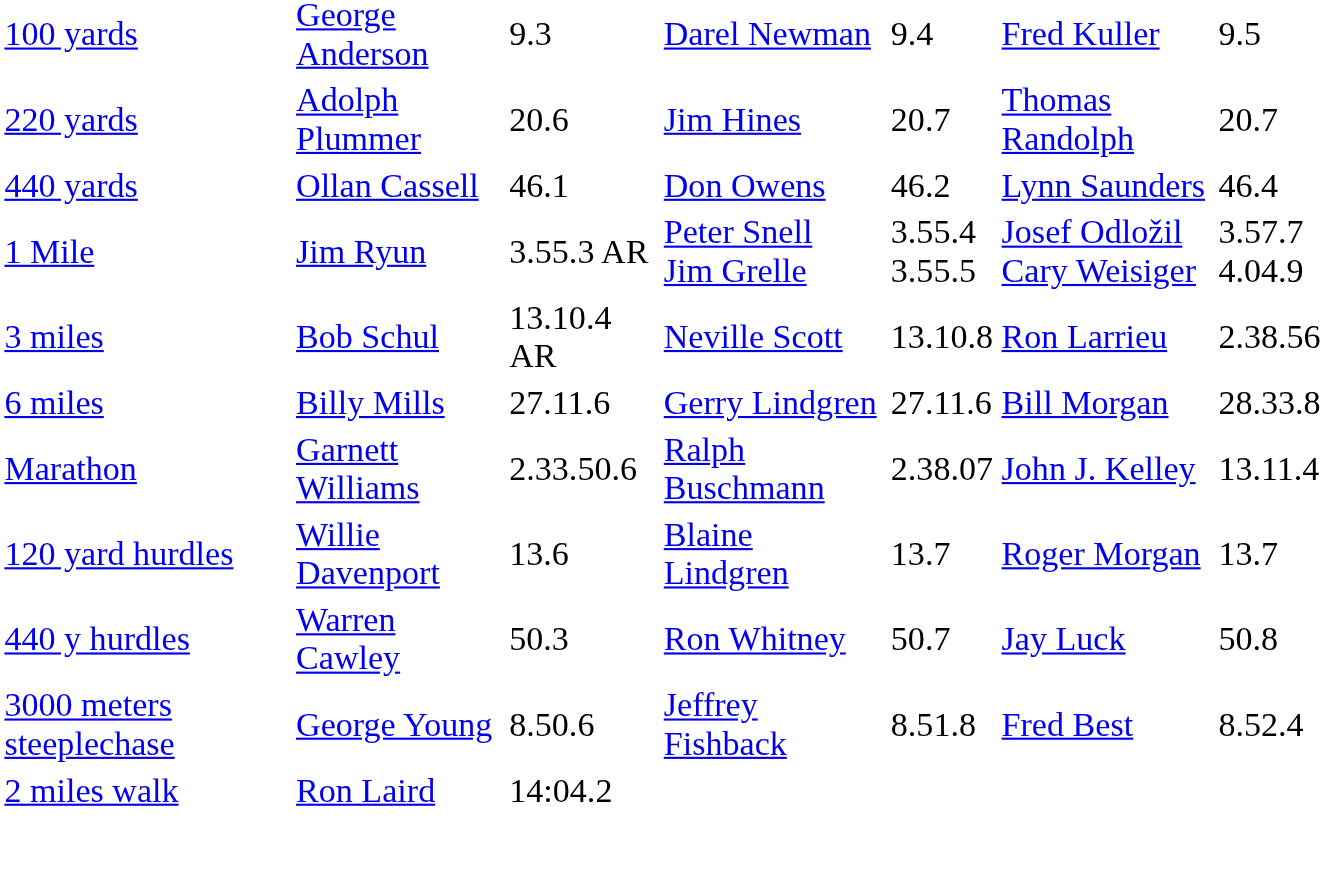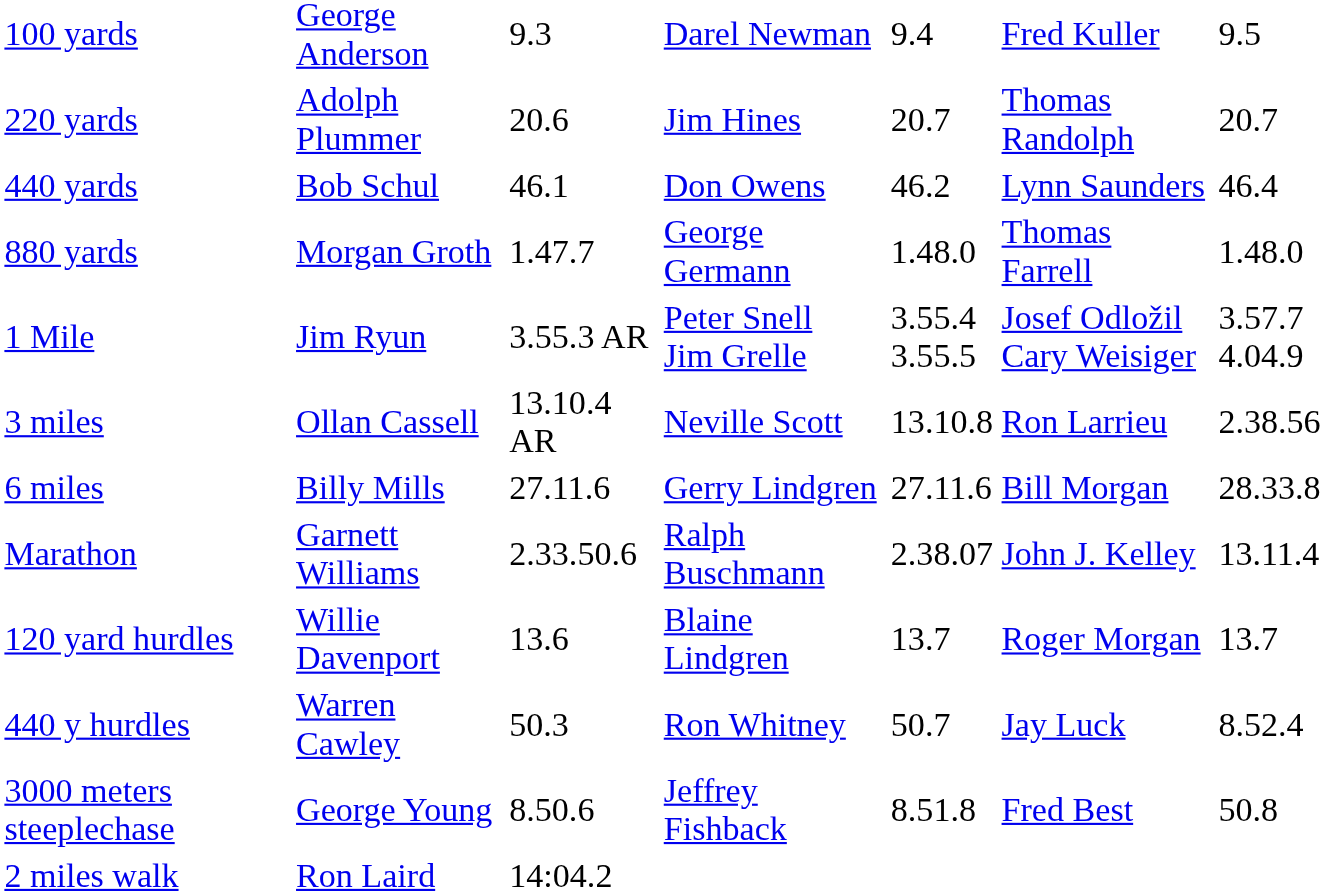(387, 185) Ollan Cassell -> (368, 185) Bob Schul
+ row: (71, 251)
(368, 336) Bob Schul -> (387, 421) Ollan Cassell
(1248, 639) 50.8 -> (1261, 724) 8.52.4
(1261, 724) 8.52.4 -> (1248, 809) 50.8
